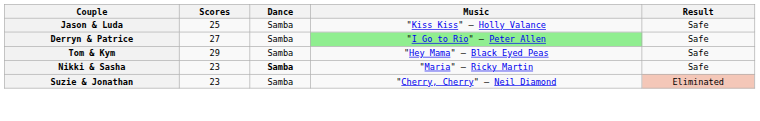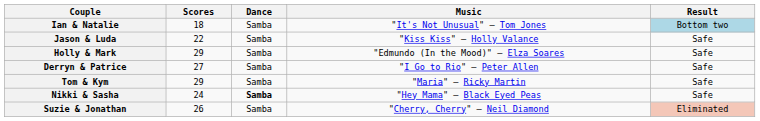+ row: (85, 25)
(215, 25) 25 -> (199, 39) 22
+ row: (85, 53)
(476, 39) lightgreen background -> (469, 67) no background
(476, 53) "Hey Mama" — Black Eyed Peas -> (469, 81) "Maria" — Ricky Martin
(215, 67) 23 -> (199, 95) 24
(476, 67) "Maria" — Ricky Martin -> (469, 95) "Hey Mama" — Black Eyed Peas
(215, 81) 23 -> (199, 109) 26
